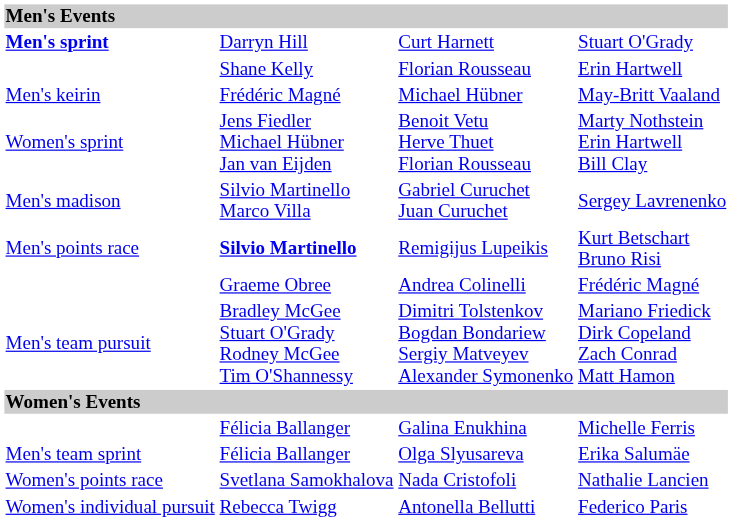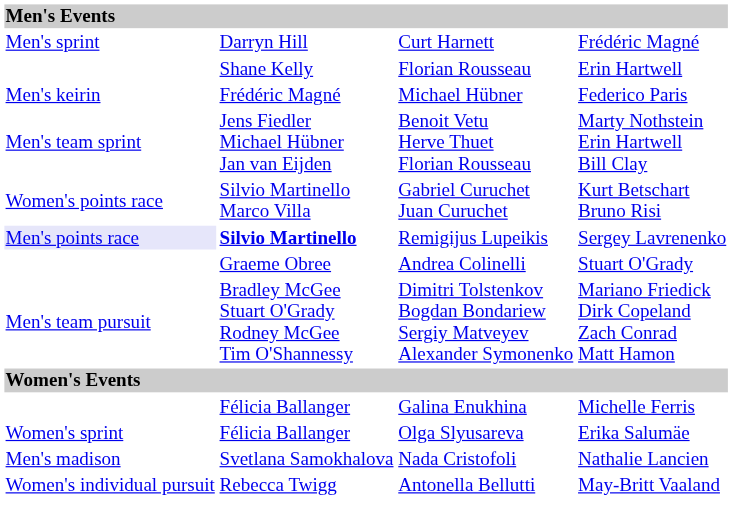(57, 42) bold -> (53, 42) normal
(636, 42) Stuart O'Grady -> (639, 42) Frédéric Magné
(649, 94) May-Britt Vaaland -> (633, 94) Federico Paris
(64, 142) Women's sprint -> (73, 142) Men's team sprint
(63, 200) Men's madison -> (84, 200) Women's points race
(652, 200) Sergey Lavrenenko -> (634, 200) Kurt Betschart Bruno Risi
(72, 248) no background -> (72, 237) lavender background
(634, 248) Kurt Betschart Bruno Risi -> (652, 237) Sergey Lavrenenko
(639, 285) Frédéric Magné -> (636, 263) Stuart O'Grady
(73, 454) Men's team sprint -> (64, 432) Women's sprint
(84, 480) Women's points race -> (63, 458) Men's madison
(633, 506) Federico Paris -> (649, 485) May-Britt Vaaland
